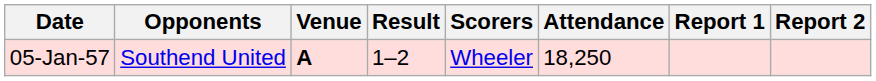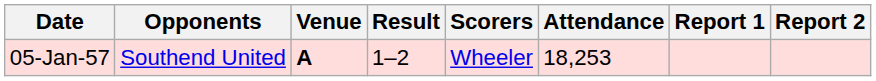(577, 57) 18,250 -> (577, 57) 18,253
